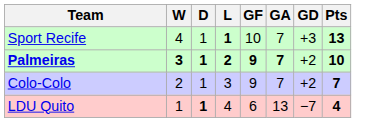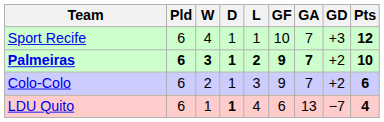+ column: (181, 15)
(228, 38) bold -> (256, 38) normal
(336, 38) 13 -> (365, 38) 12
(336, 83) 7 -> (365, 83) 6
